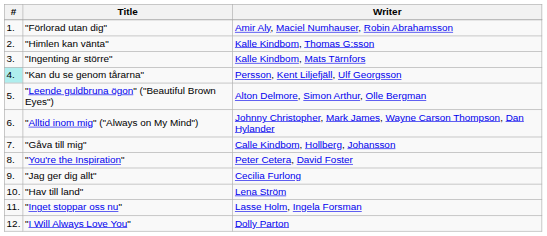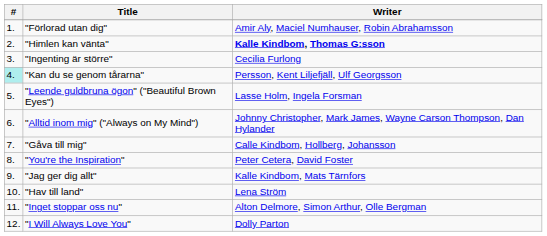(305, 43) normal -> (310, 43) bold
(300, 59) Kalle Kindbom, Mats Tärnfors -> (268, 59) Cecilia Furlong
(331, 96) Alton Delmore, Simon Arthur, Olle Bergman -> (298, 96) Lasse Holm, Ingela Forsman
(268, 176) Cecilia Furlong -> (300, 176) Kalle Kindbom, Mats Tärnfors
(298, 207) Lasse Holm, Ingela Forsman -> (331, 207) Alton Delmore, Simon Arthur, Olle Bergman
